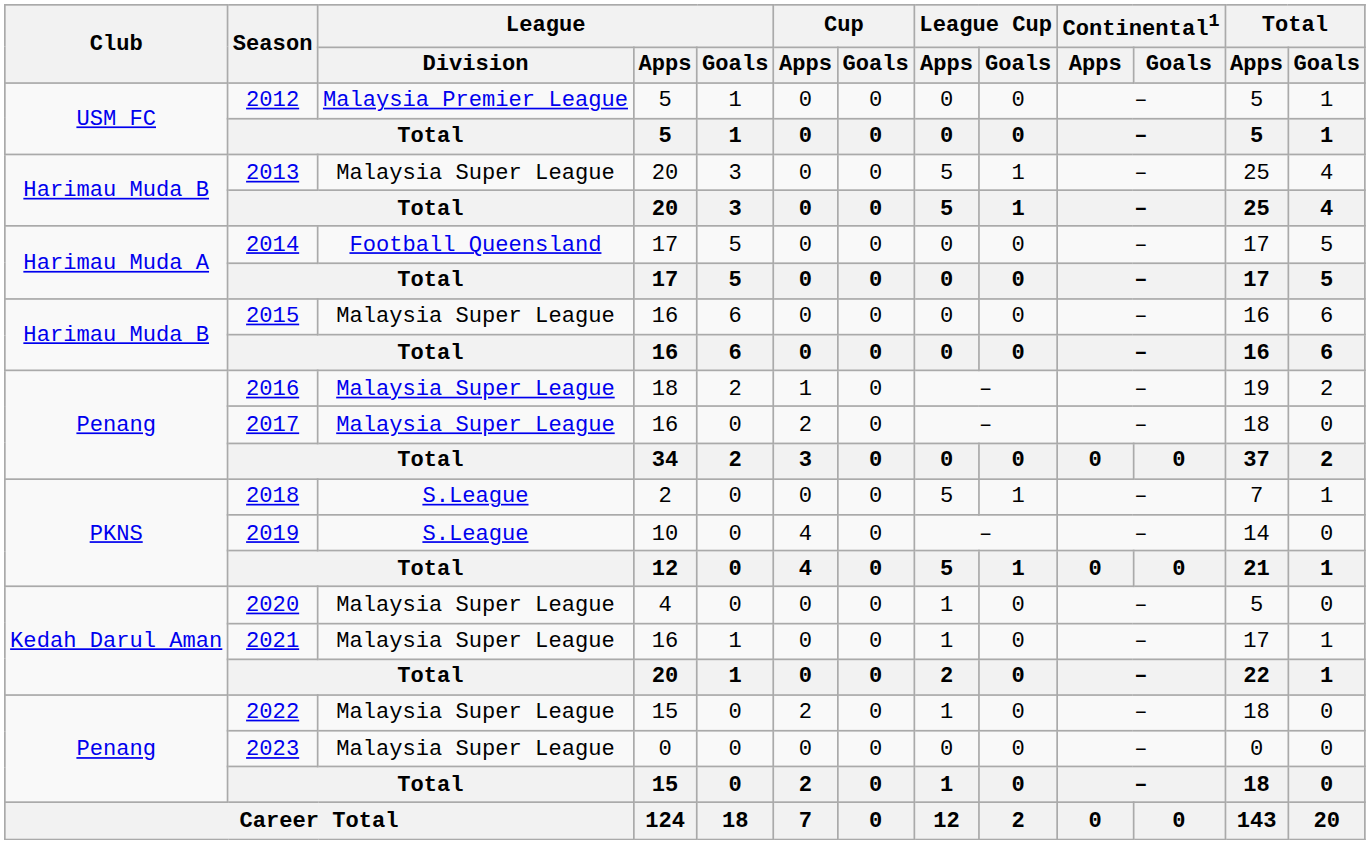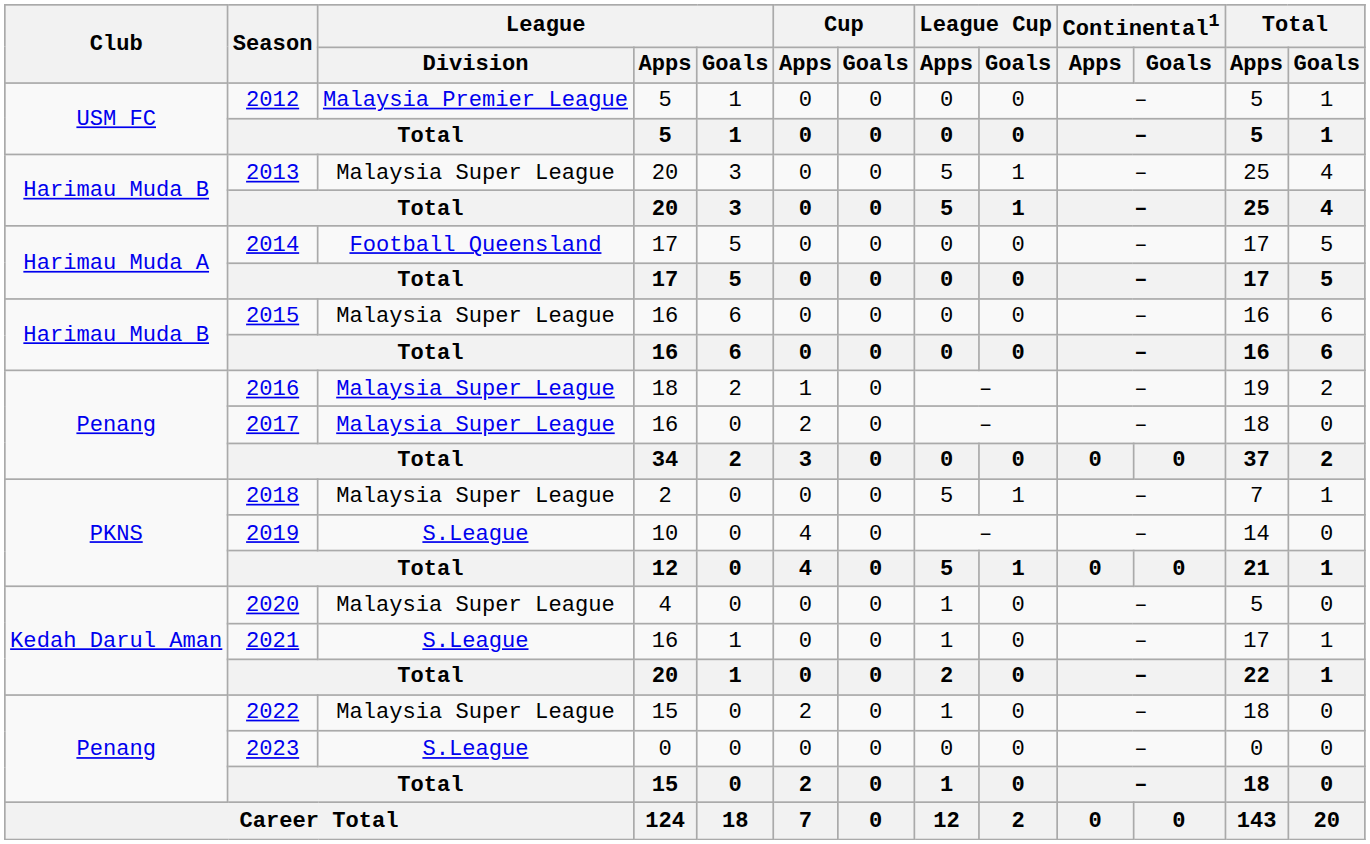(475, 497) S.League -> (475, 497) Malaysia Super League
(475, 641) Malaysia Super League -> (475, 641) S.League
(475, 749) Malaysia Super League -> (475, 749) S.League
